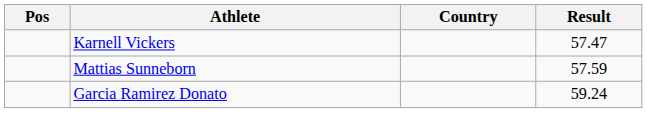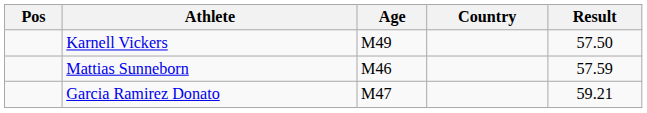+ column: (392, 17)
(589, 42) 57.47 -> (595, 42) 57.50
(589, 94) 59.24 -> (595, 94) 59.21
